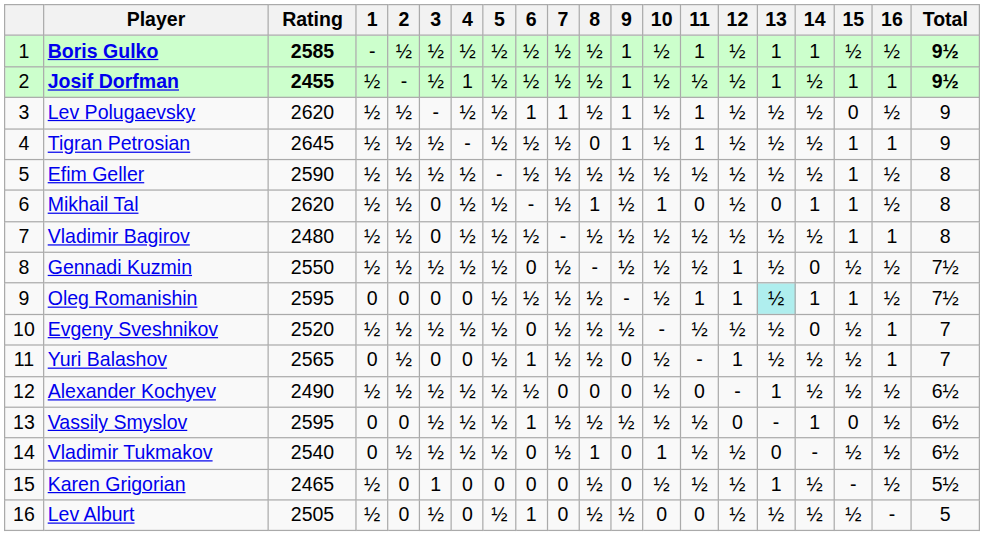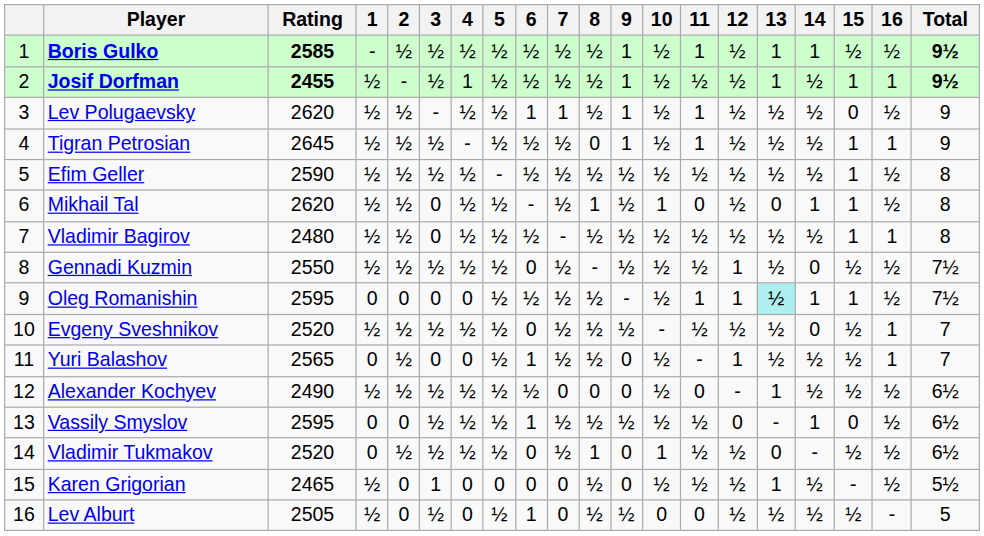(313, 453) 2540 -> (313, 453) 2520
